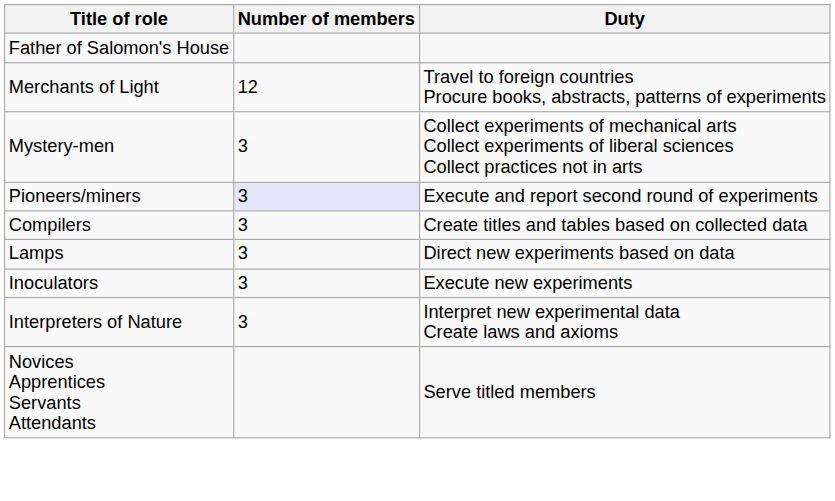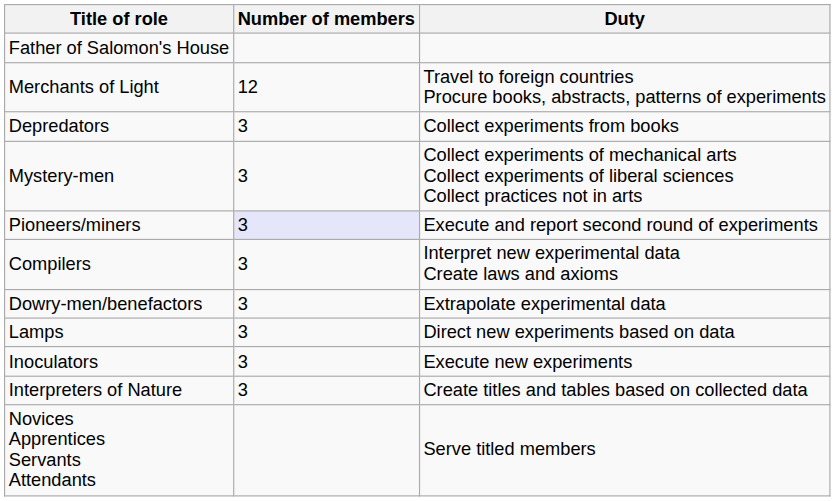+ row: (59, 126)
(616, 225) Create titles and tables based on collected data -> (552, 264) Interpret new experimental data Create laws and axioms
+ row: (106, 303)
(552, 322) Interpret new experimental data Create laws and axioms -> (616, 390) Create titles and tables based on collected data
